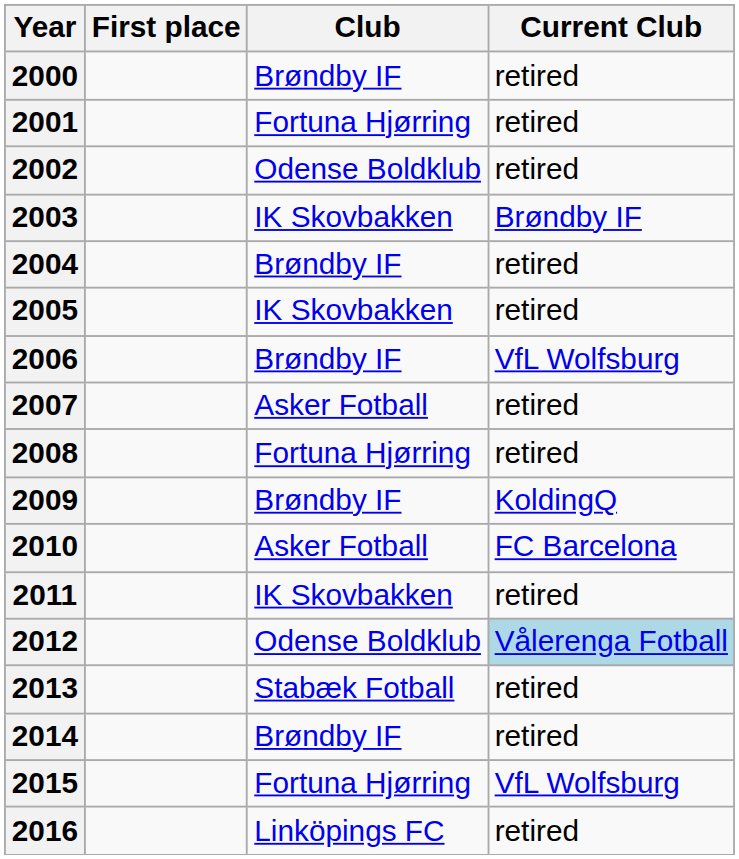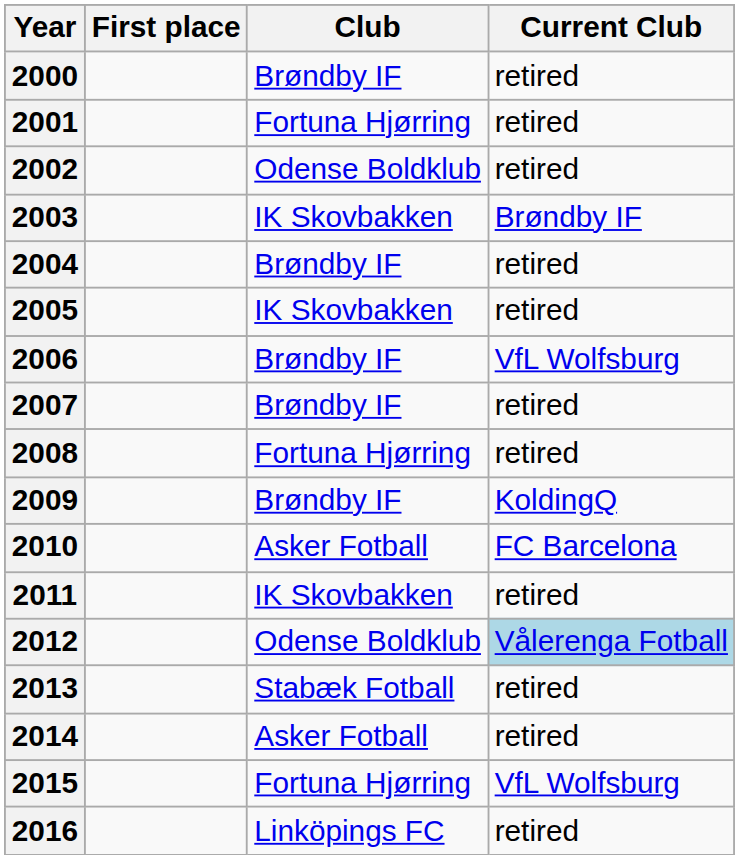(341, 405) Asker Fotball -> (328, 405) Brøndby IF
(328, 736) Brøndby IF -> (341, 736) Asker Fotball
